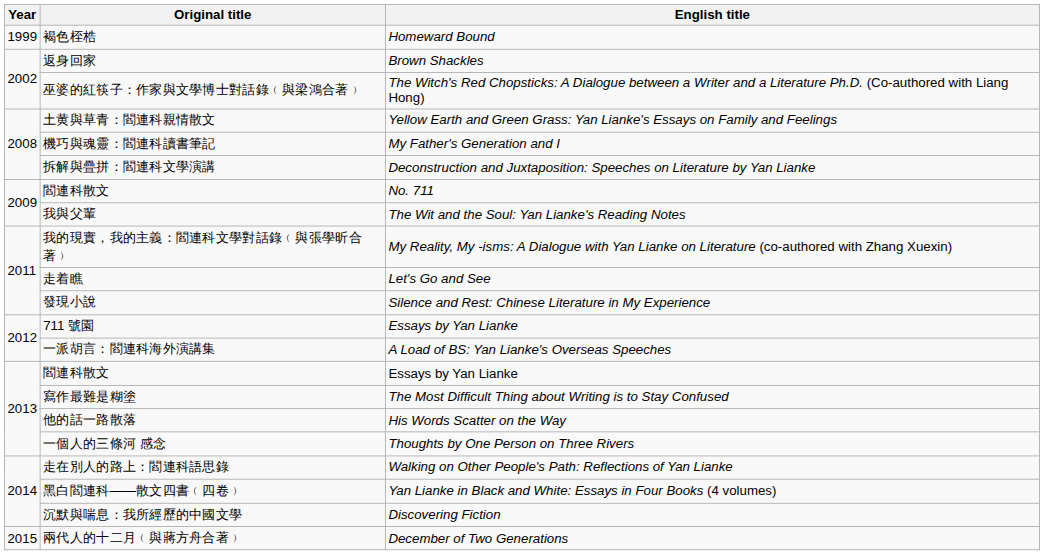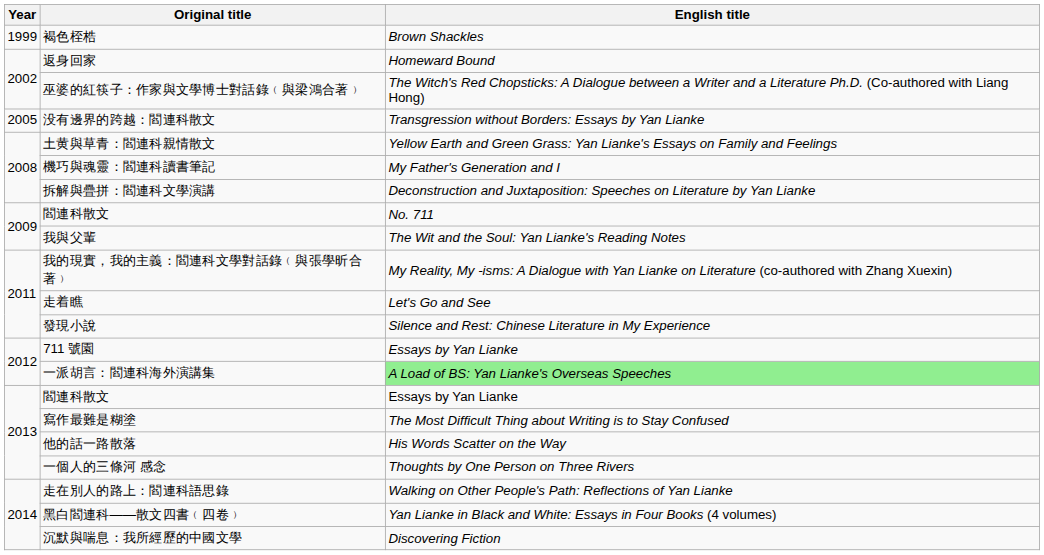(442, 37) Homeward Bound -> (436, 37) Brown Shackles
(436, 60) Brown Shackles -> (442, 60) Homeward Bound
+ row: (22, 120)
(530, 349) no background -> (530, 373) lightgreen background
- row: (22, 538)
